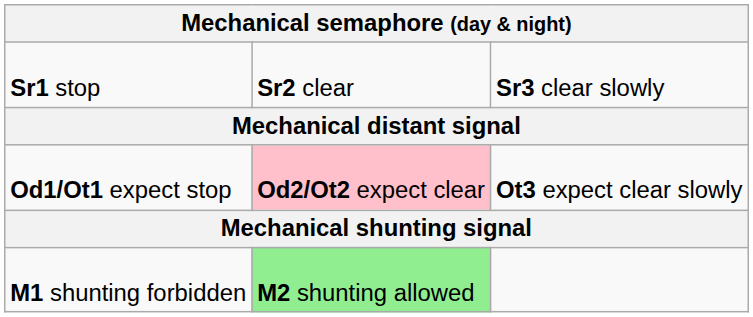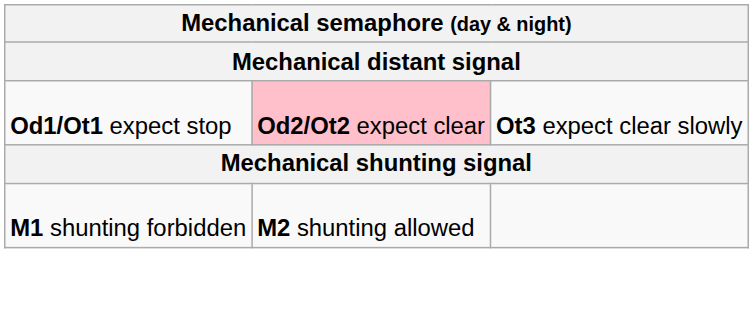- row: (55, 88)
(366, 292) lightgreen background -> (366, 228) no background
